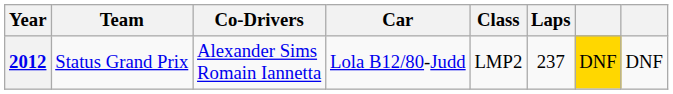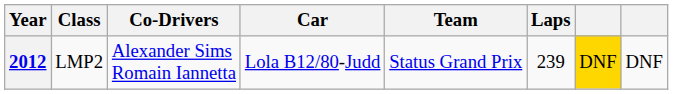columns swapped: (122, 20) <-> (498, 20)
(551, 62) 237 -> (551, 62) 239
